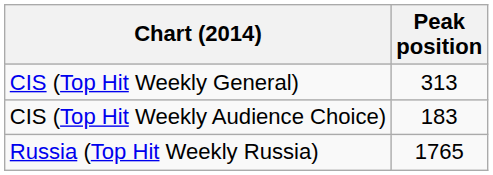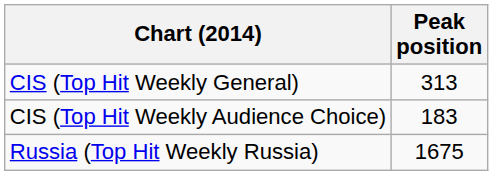(439, 151) 1765 -> (439, 151) 1675
